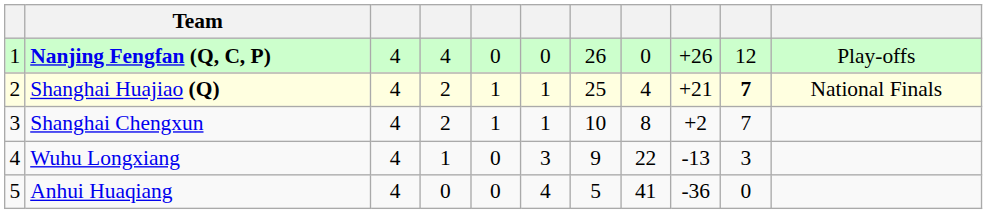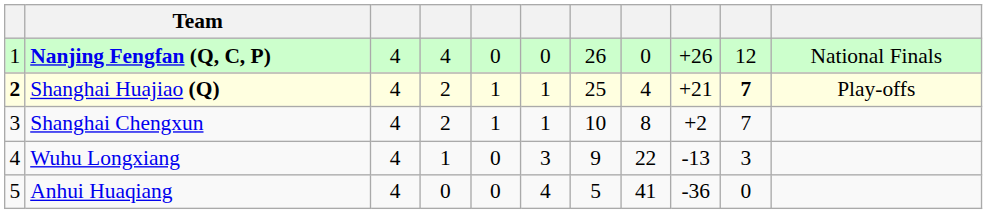(876, 55) Play-offs -> (876, 55) National Finals
(15, 89) normal -> (15, 89) bold
(876, 89) National Finals -> (876, 89) Play-offs
